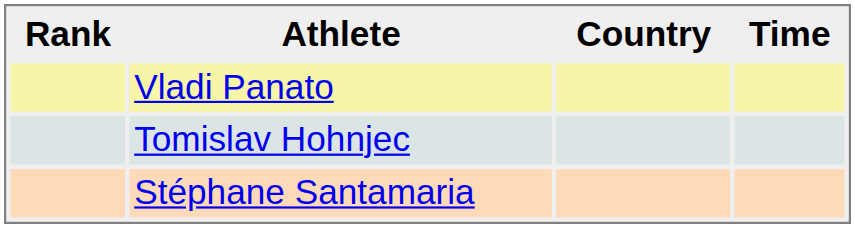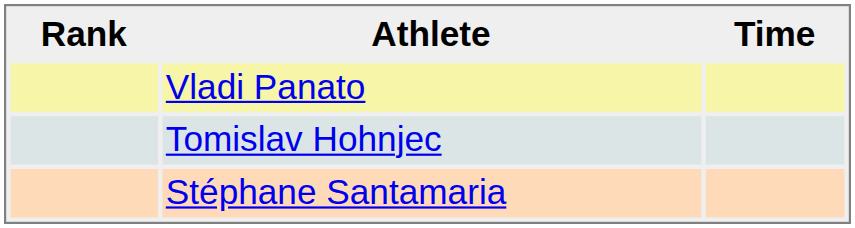- column: (644, 34)
